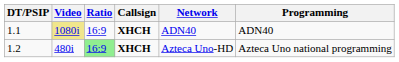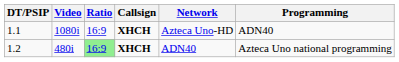(67, 30) khaki background -> (67, 30) no background
(179, 30) ADN40 -> (197, 30) Azteca Uno-HD
(197, 48) Azteca Uno-HD -> (179, 48) ADN40
